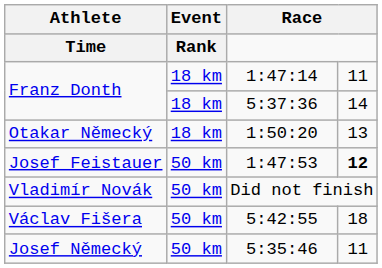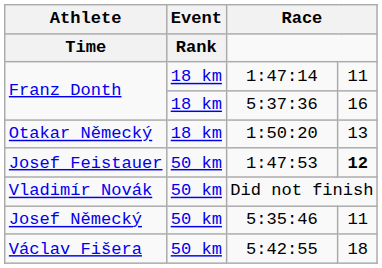(358, 105) 14 -> (358, 105) 16
rows swapped: (282, 220) <-> (282, 248)
